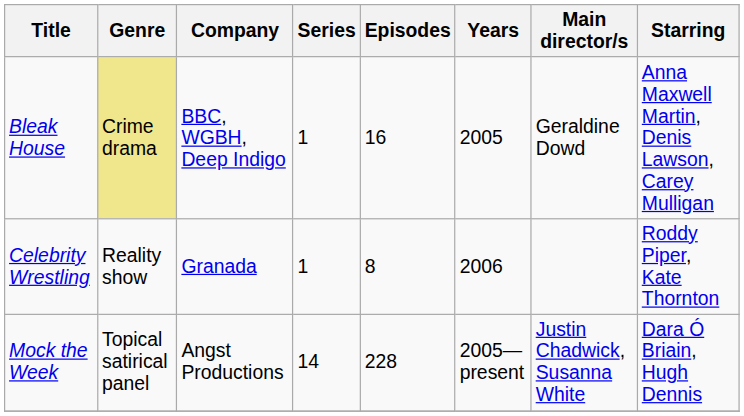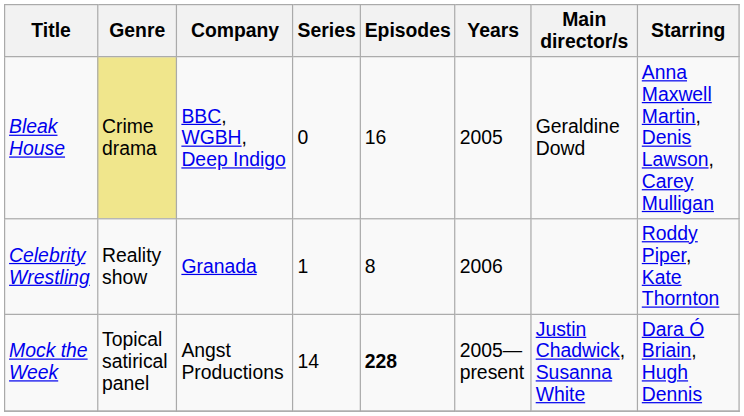(303, 137) 1 -> (303, 137) 0
(381, 362) normal -> (381, 362) bold
